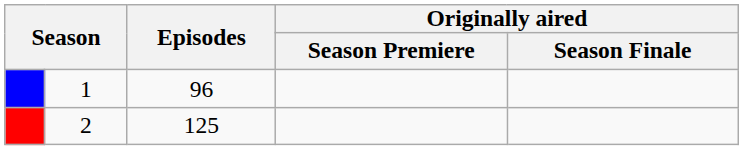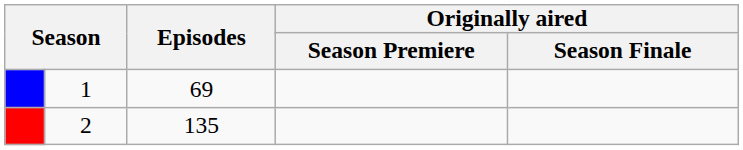(201, 88) 96 -> (201, 88) 69
(201, 125) 125 -> (201, 125) 135
